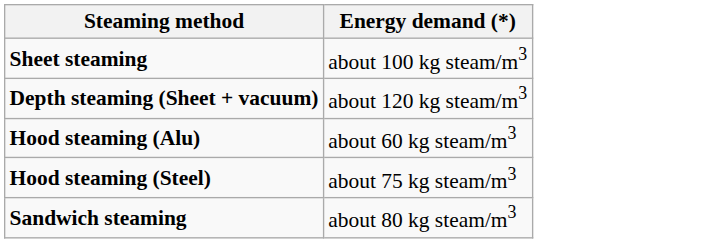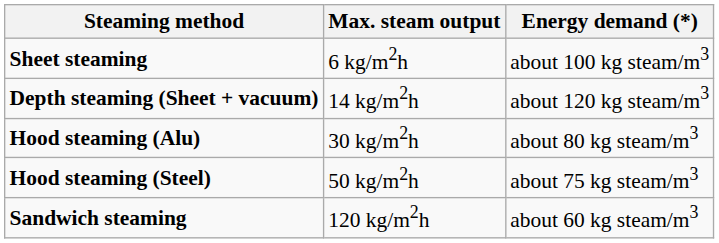+ column: (414, 21)
(422, 138) about 60 kg steam/m3 -> (604, 138) about 80 kg steam/m3
(422, 217) about 80 kg steam/m3 -> (604, 217) about 60 kg steam/m3
